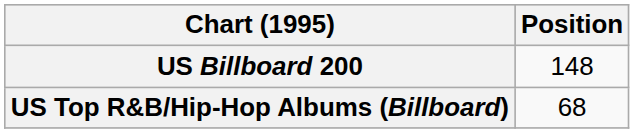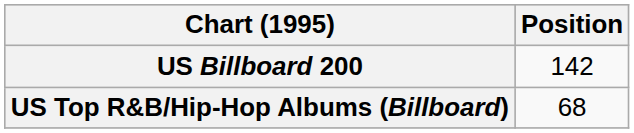(572, 66) 148 -> (572, 66) 142
